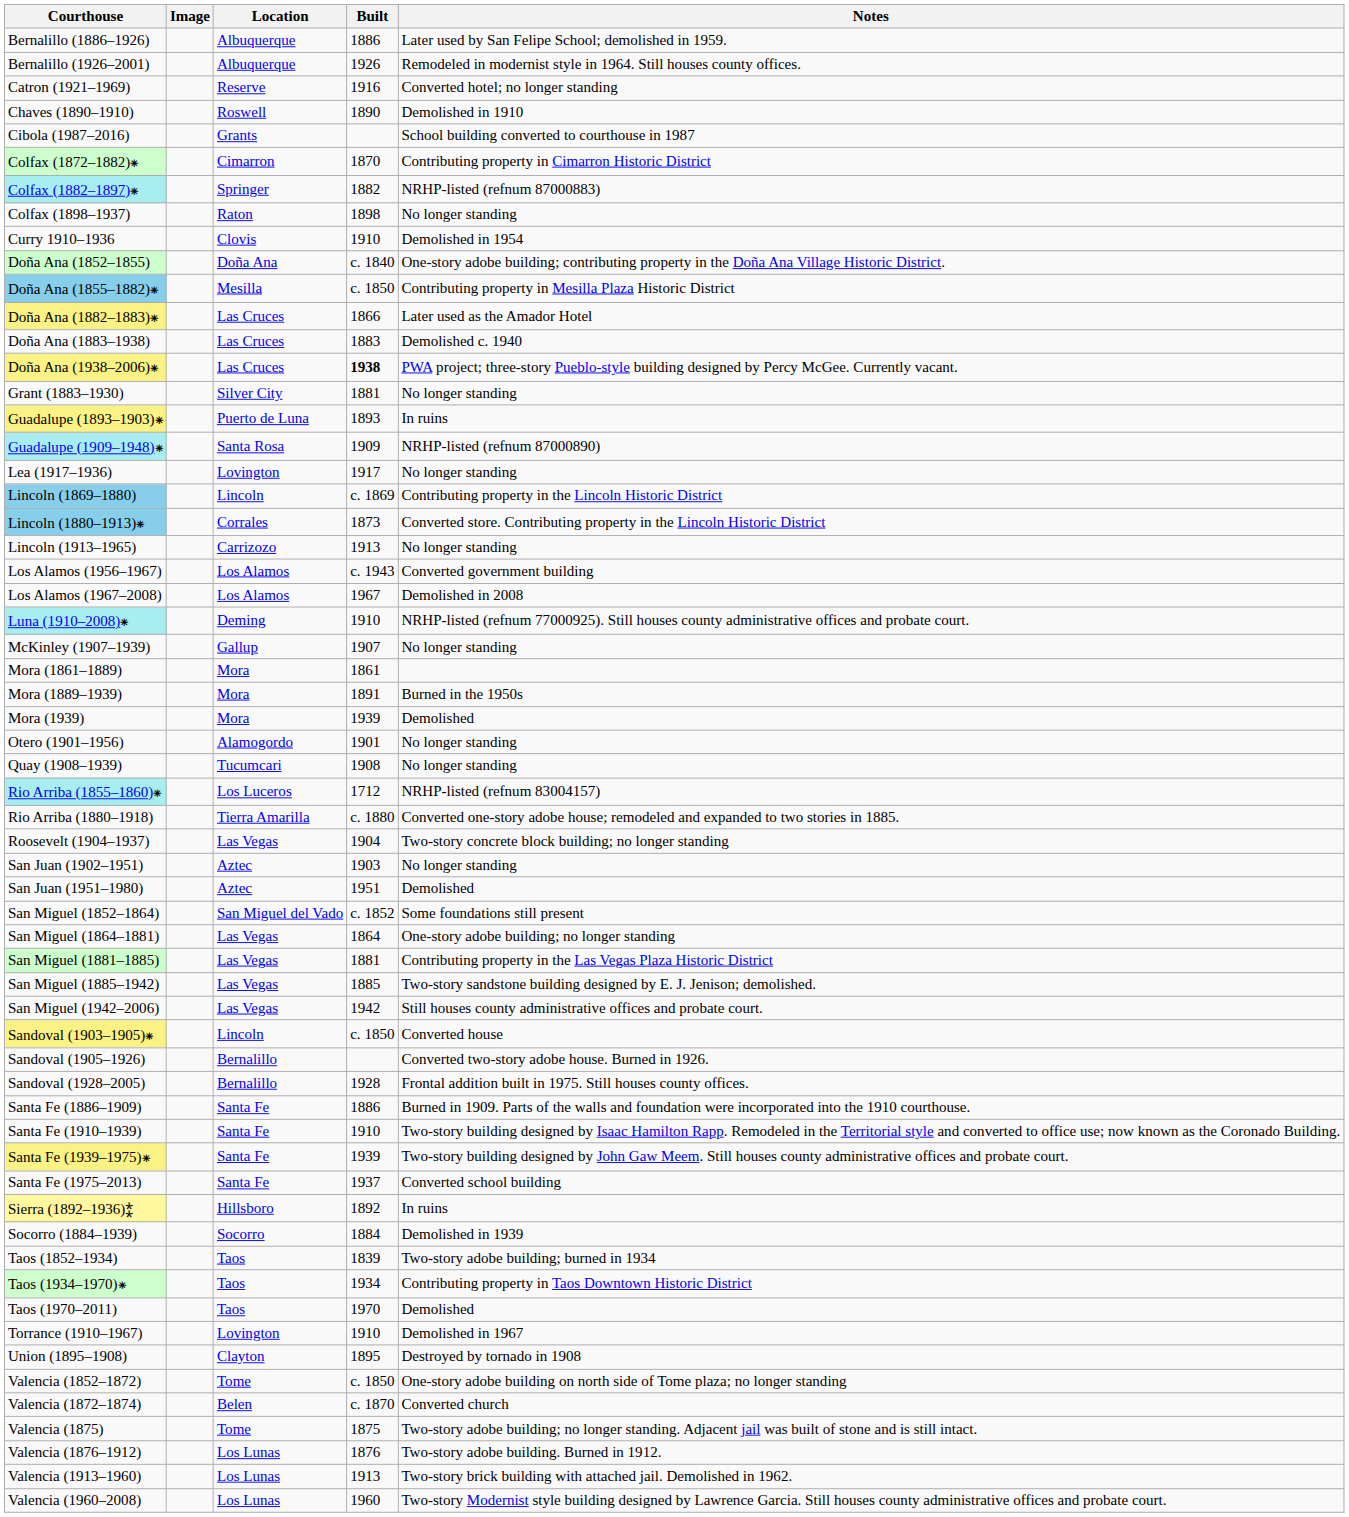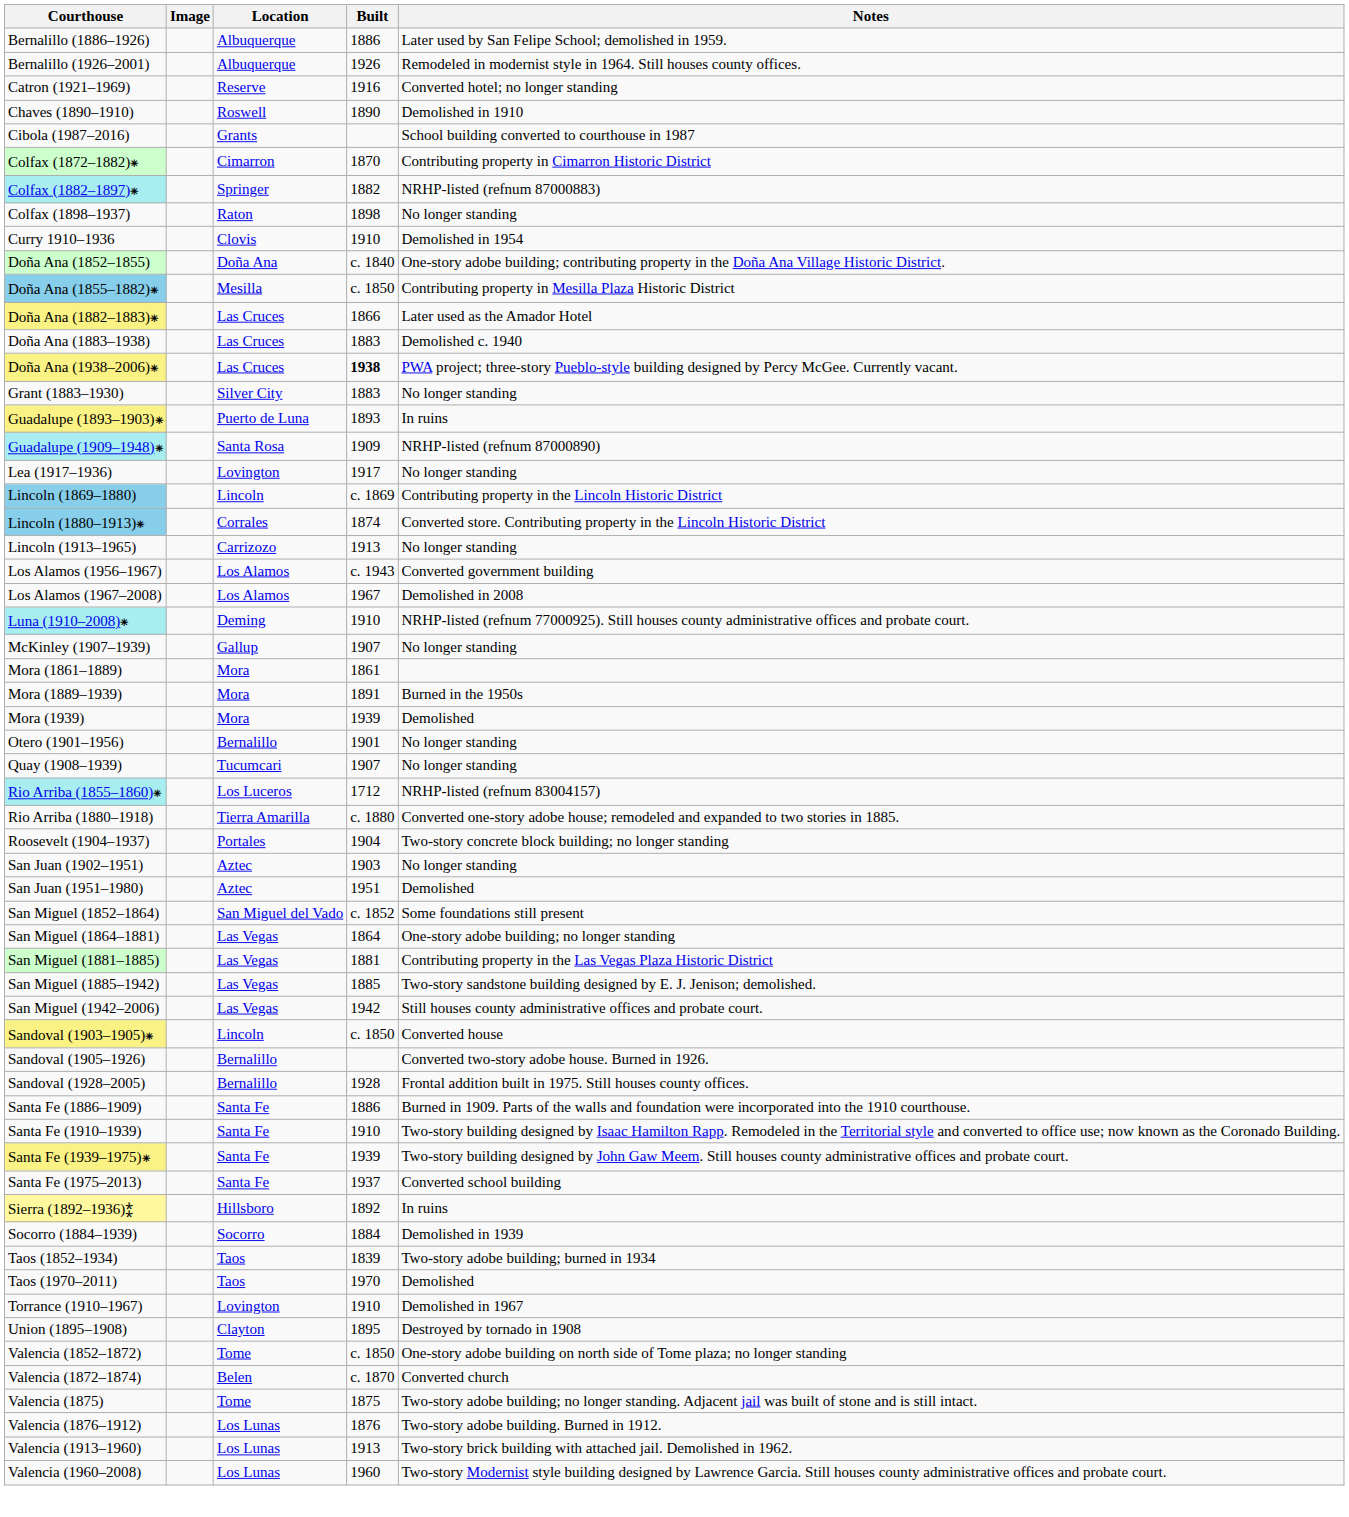(365, 393) 1881 -> (365, 393) 1883
(365, 521) 1873 -> (365, 521) 1874
(255, 741) Alamogordo -> (247, 741) Bernalillo
(365, 765) 1908 -> (365, 765) 1907
(248, 841) Las Vegas -> (241, 841) Portales
- row: (67, 1284)
